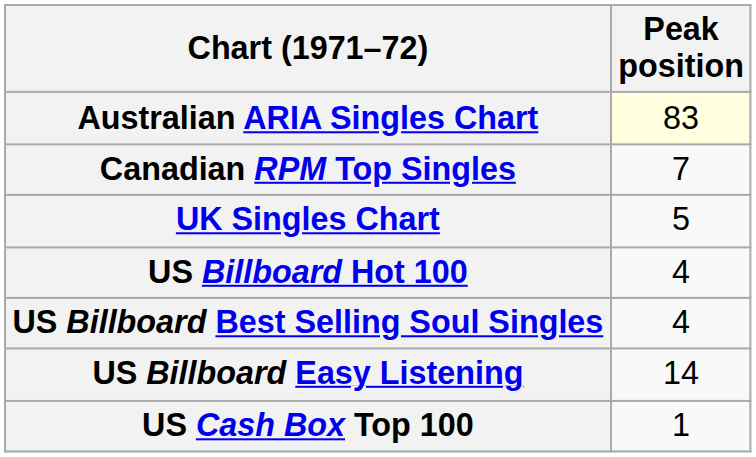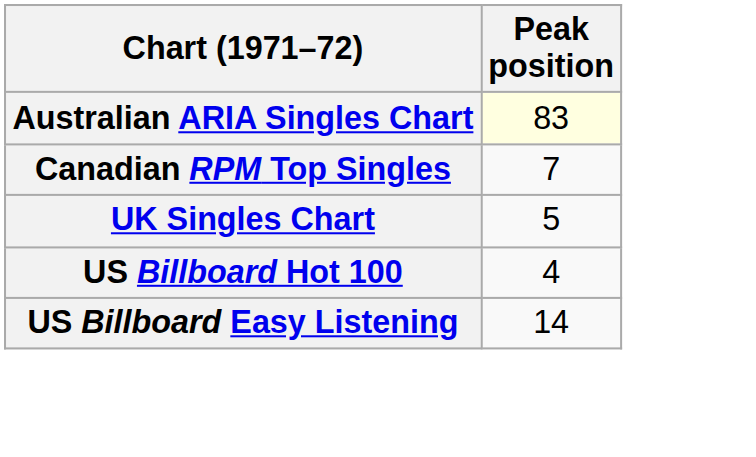- row: (308, 322)
- row: (308, 425)
